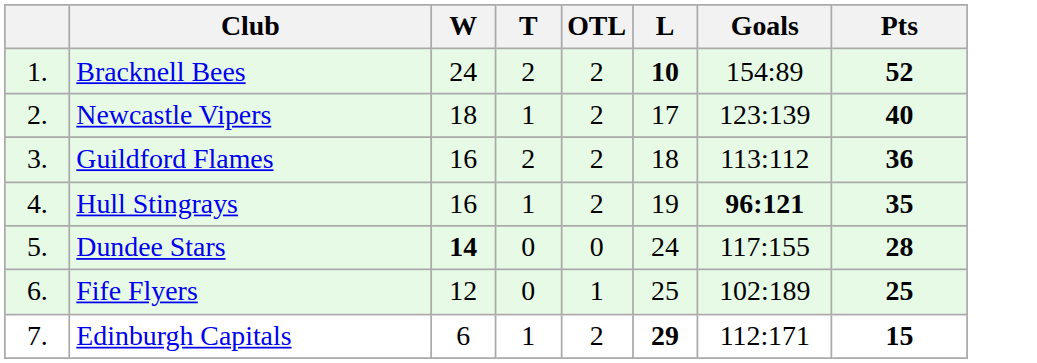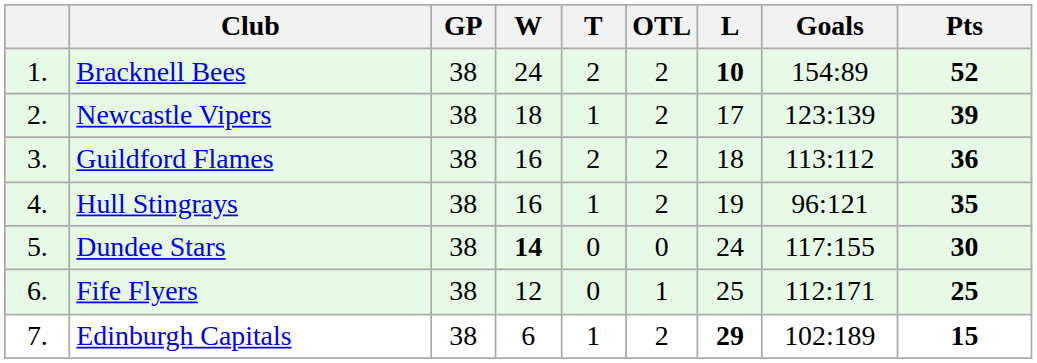+ column: (463, 26)
(899, 114) 40 -> (964, 114) 39
(765, 203) bold -> (830, 203) normal
(899, 247) 28 -> (964, 247) 30
(765, 291) 102:189 -> (830, 291) 112:171
(765, 335) 112:171 -> (830, 335) 102:189
